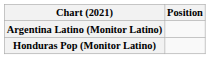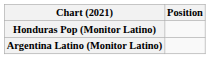rows swapped: (84, 29) <-> (84, 45)
